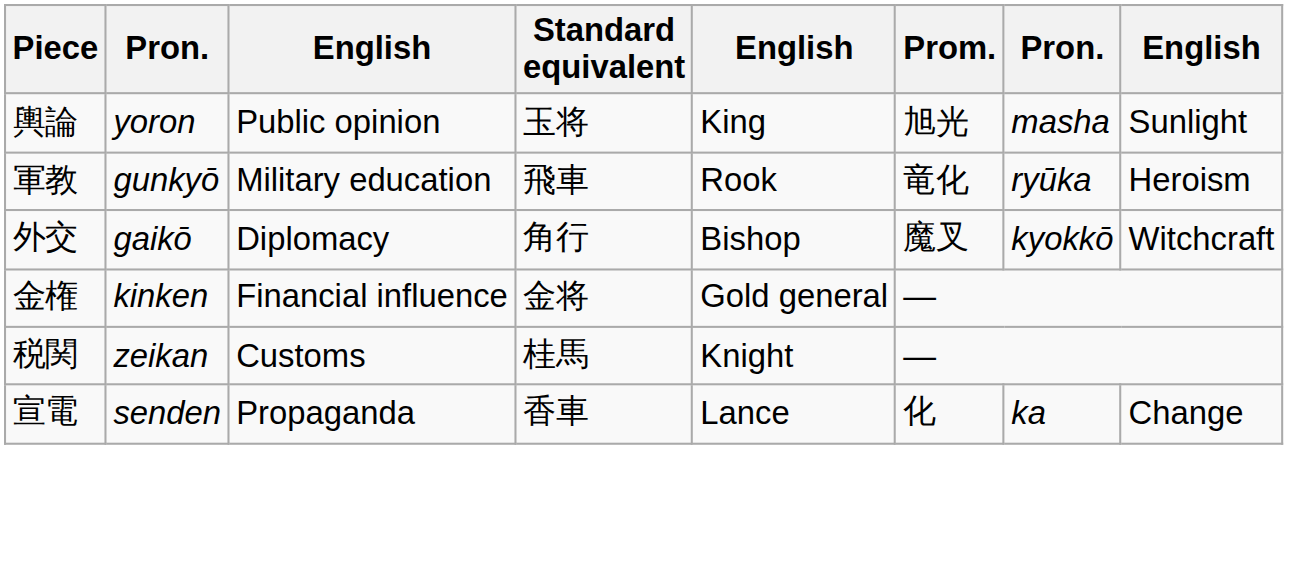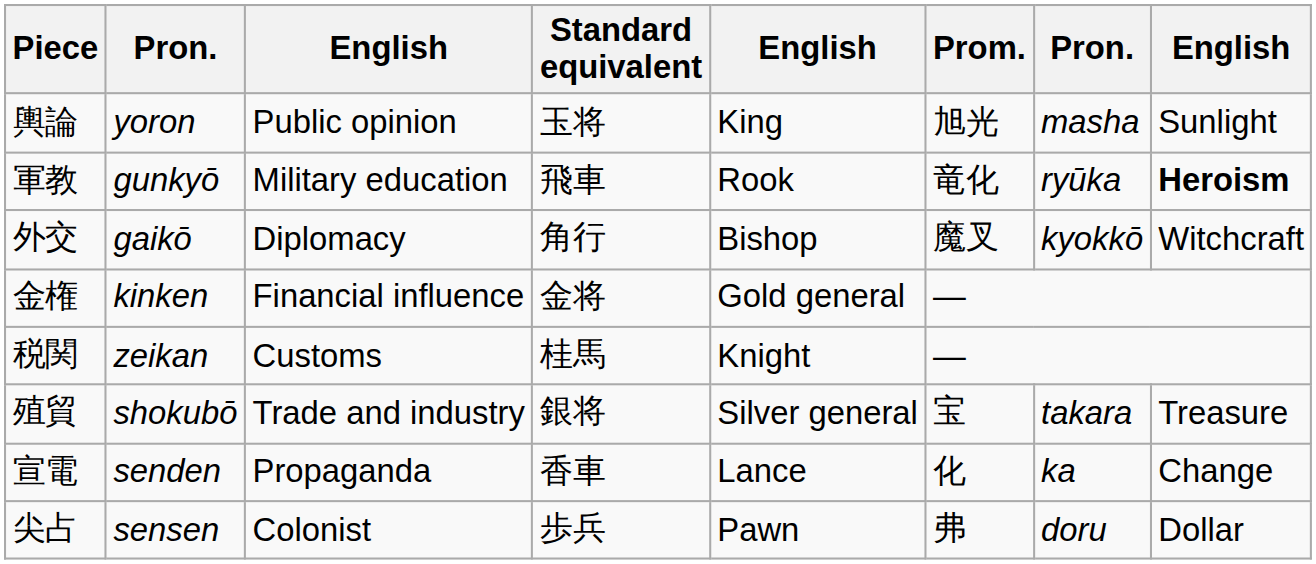(1190, 180) normal -> (1224, 180) bold
+ row: (45, 412)
+ row: (45, 528)
